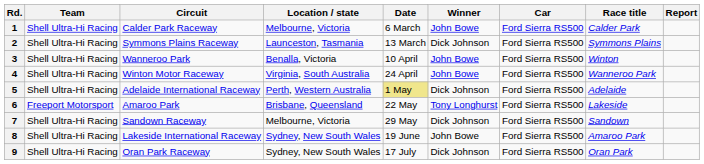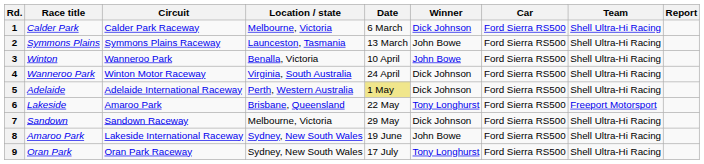columns swapped: (625, 12) <-> (72, 12)
(455, 28) John Bowe -> (442, 28) Dick Johnson
(460, 43) Dick Johnson -> (437, 43) John Bowe
(455, 74) John Bowe -> (442, 74) Dick Johnson
(460, 152) Dick Johnson -> (446, 152) Tony Longhurst
